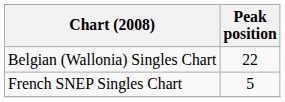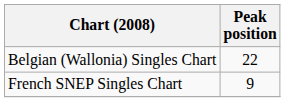(250, 84) 5 -> (250, 84) 9
